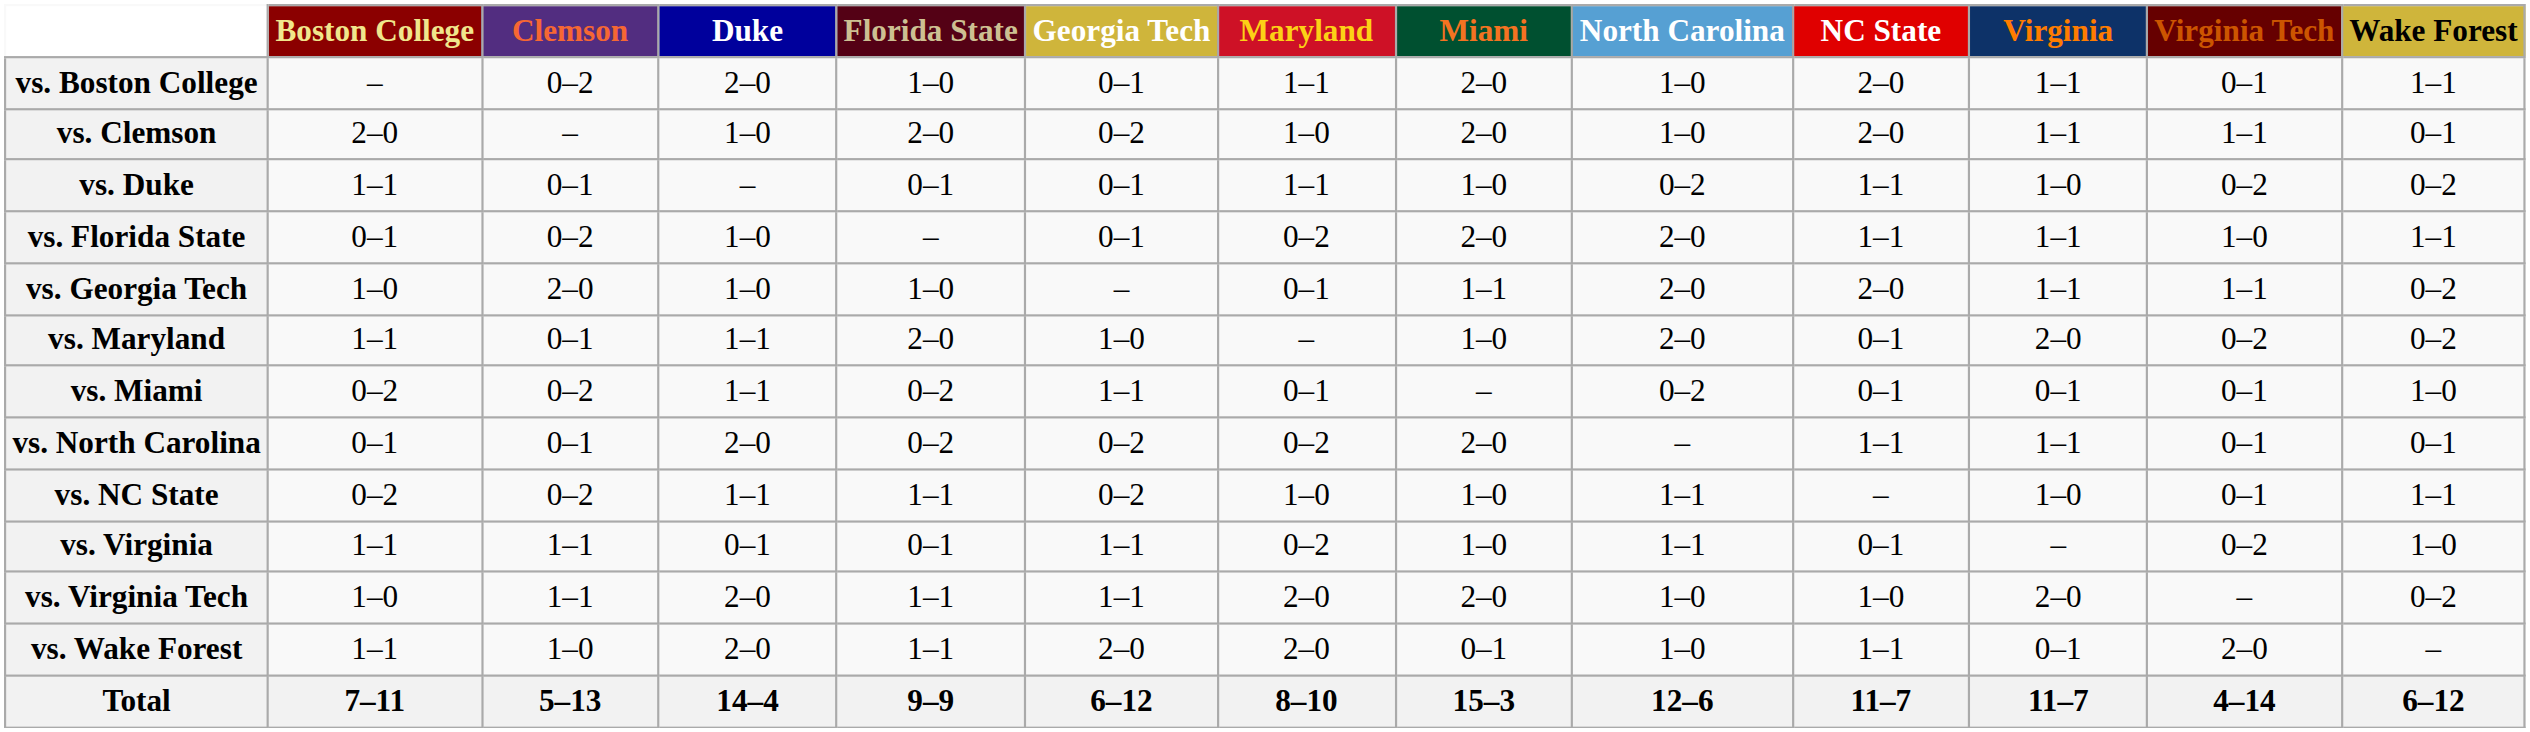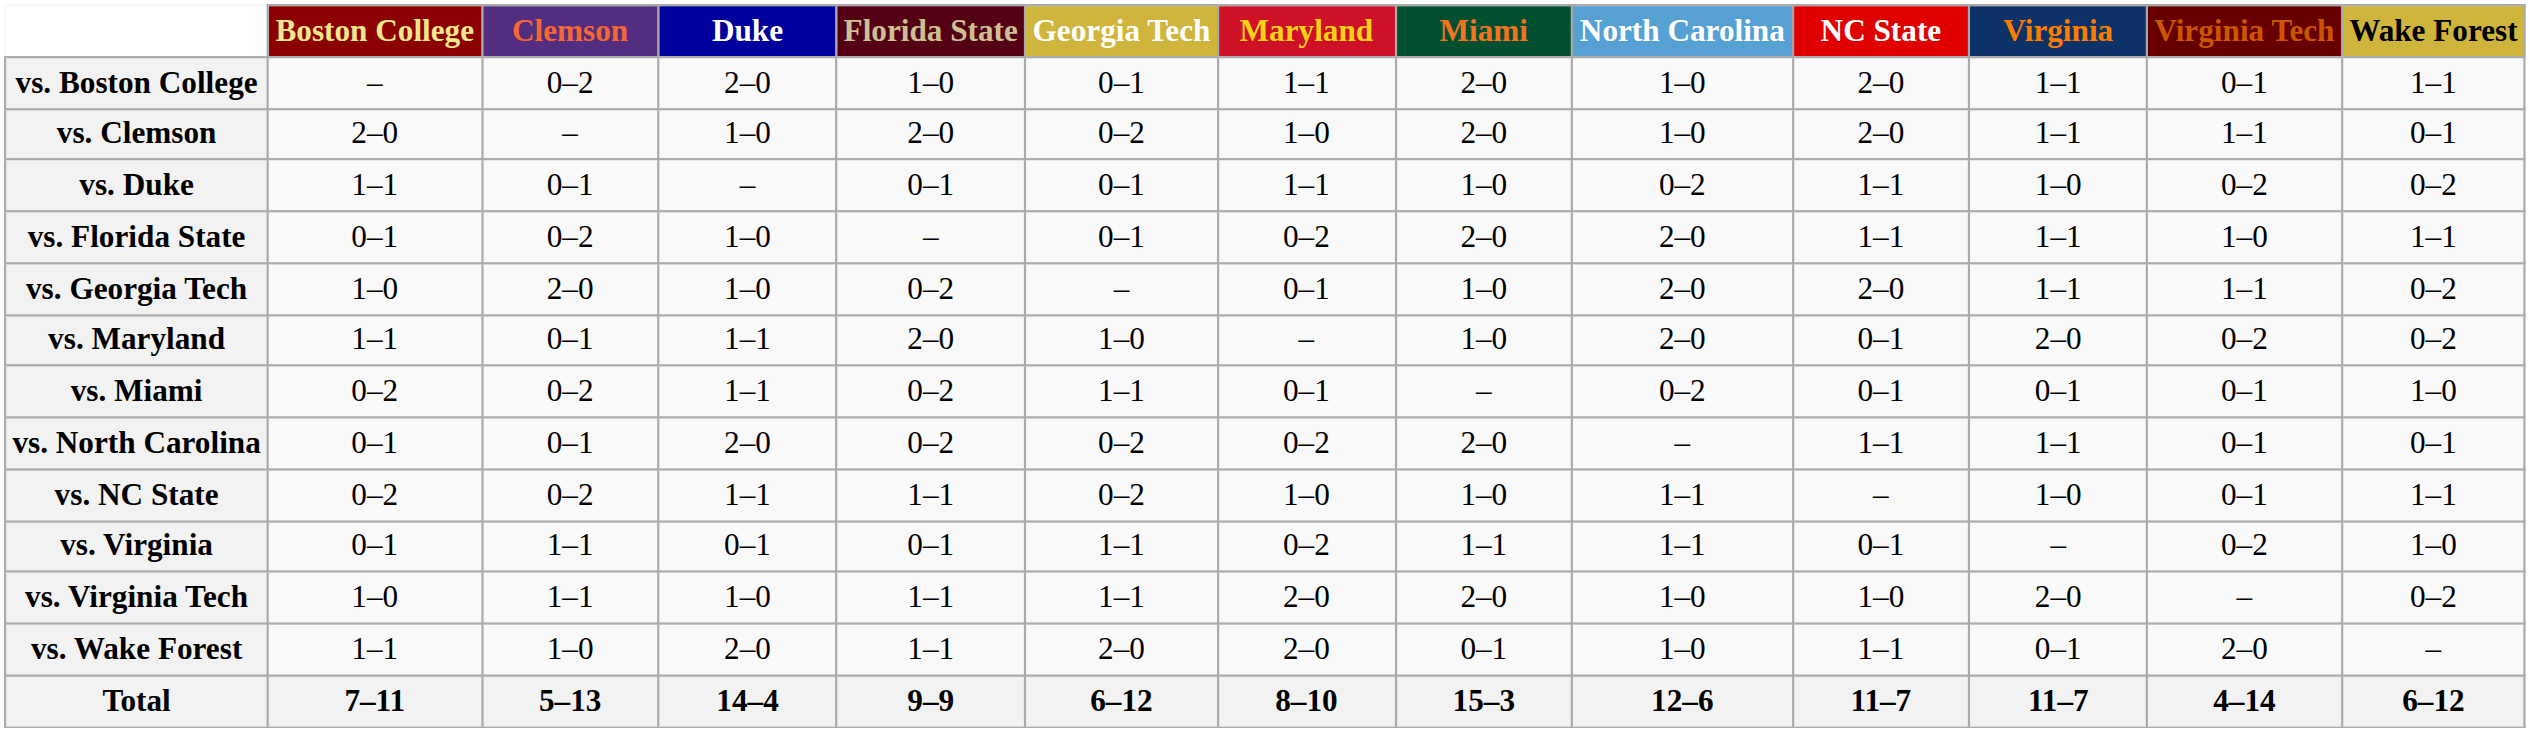(931, 288) 1–0 -> (931, 288) 0–2
(1484, 288) 1–1 -> (1484, 288) 1–0
(375, 546) 1–1 -> (375, 546) 0–1
(1484, 546) 1–0 -> (1484, 546) 1–1
(748, 597) 2–0 -> (748, 597) 1–0
